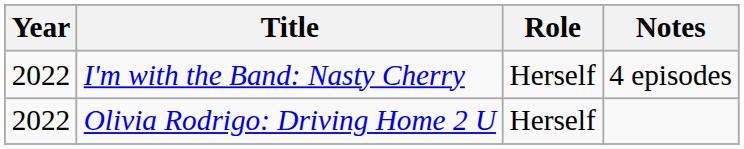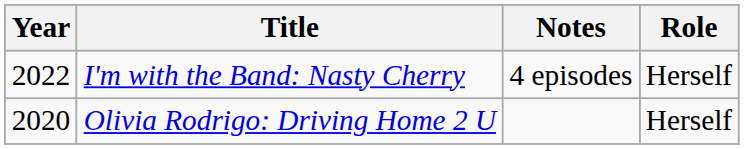columns swapped: (553, 27) <-> (671, 27)
(41, 120) 2022 -> (41, 120) 2020
